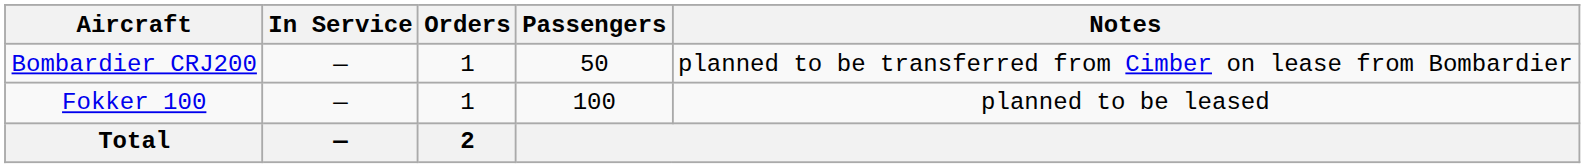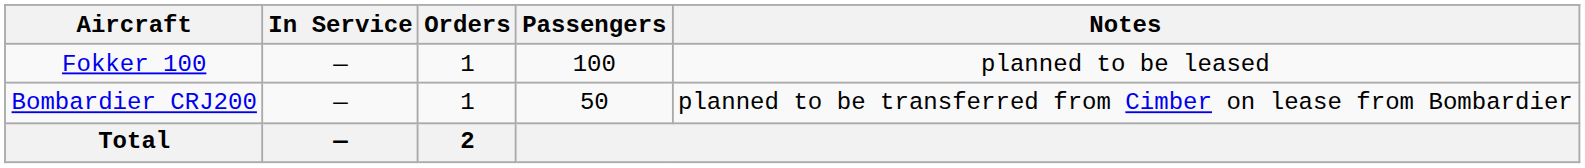rows swapped: (134, 64) <-> (134, 103)
